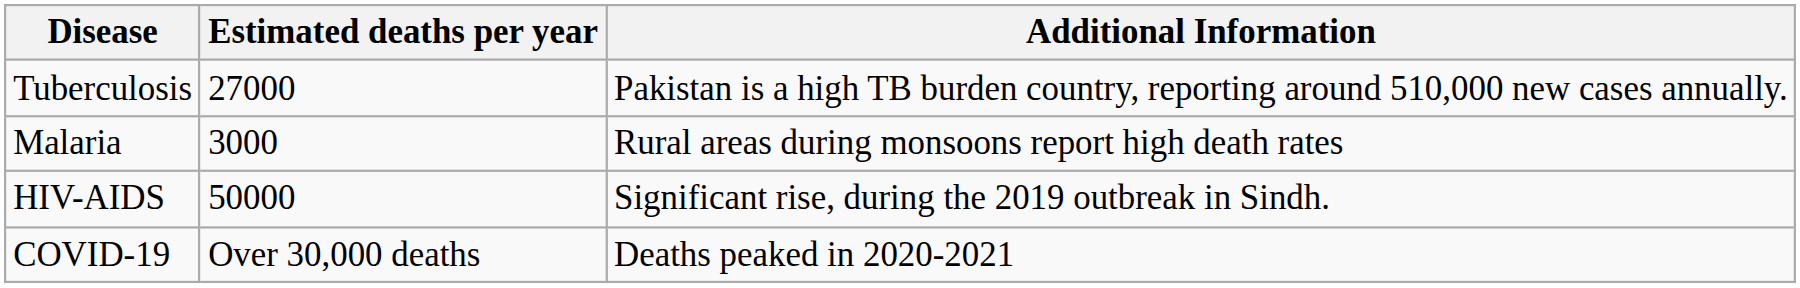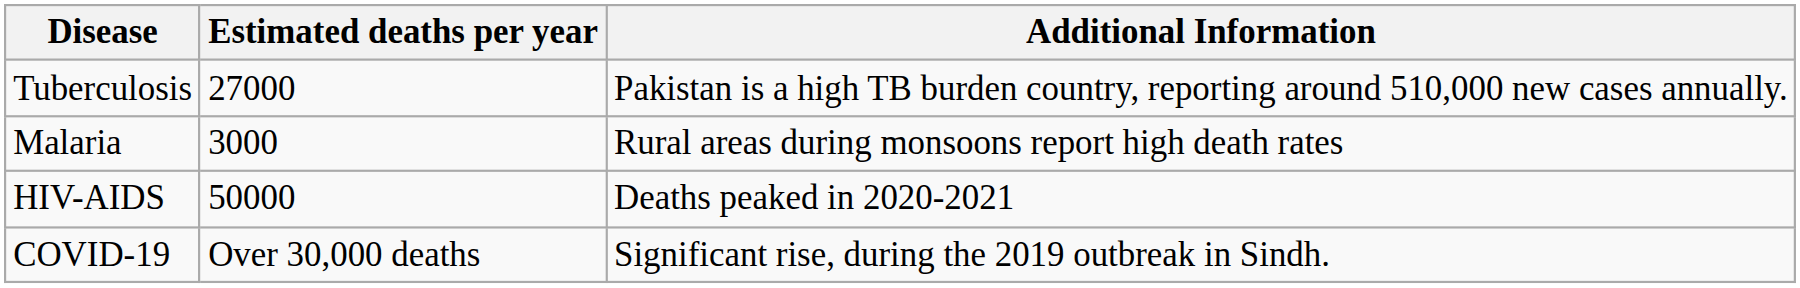(972, 198) Significant rise, during the 2019 outbreak in Sindh. -> (814, 198) Deaths peaked in 2020-2021
(814, 253) Deaths peaked in 2020-2021 -> (972, 253) Significant rise, during the 2019 outbreak in Sindh.
